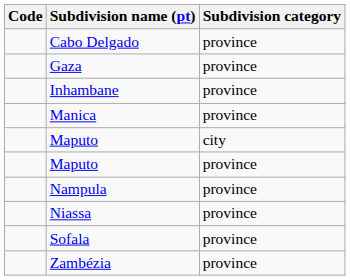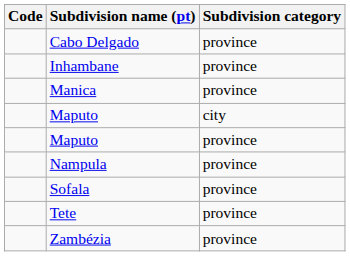- row: (66, 66)
- row: (70, 213)
+ row: (63, 213)
